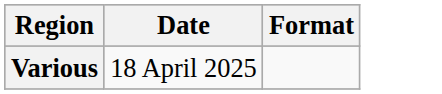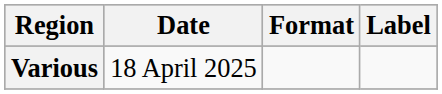+ column: (398, 25)
